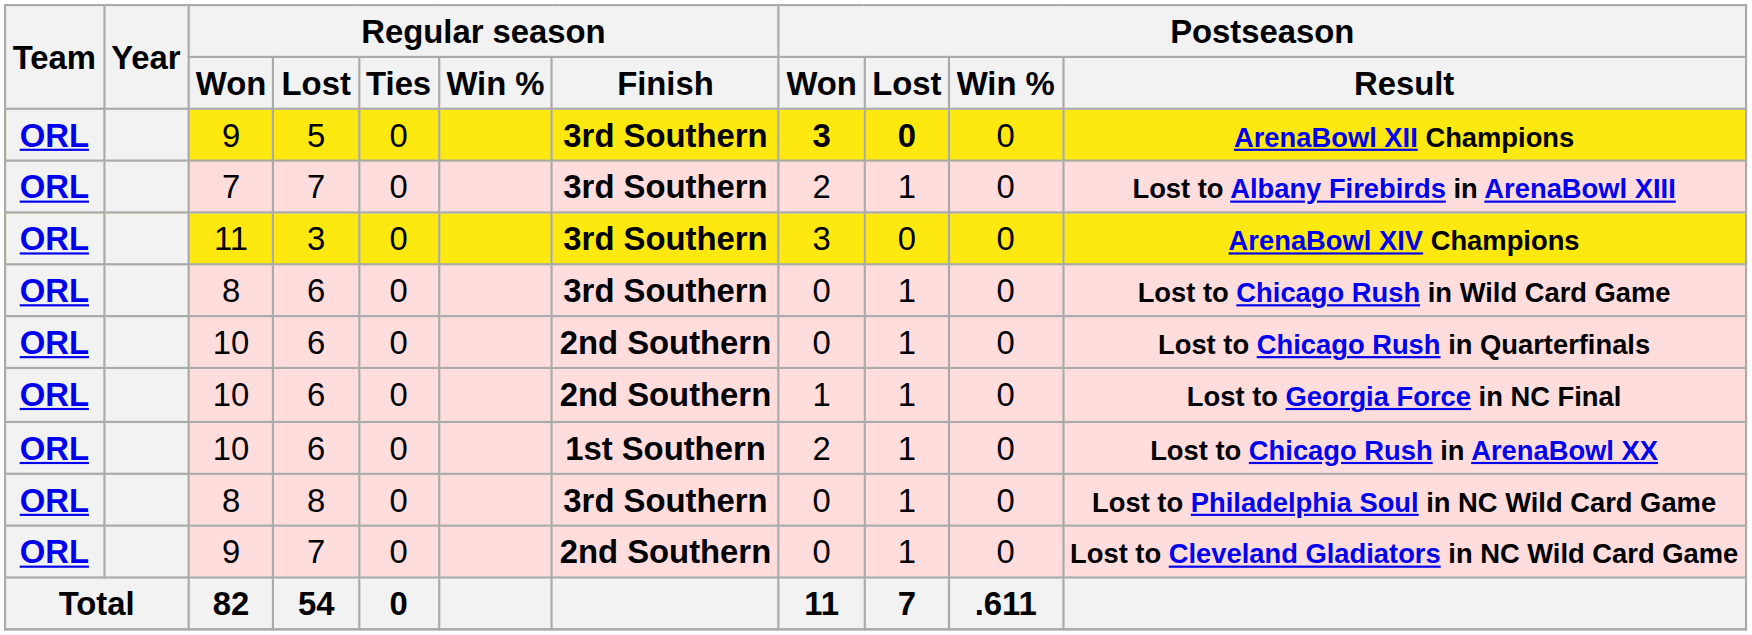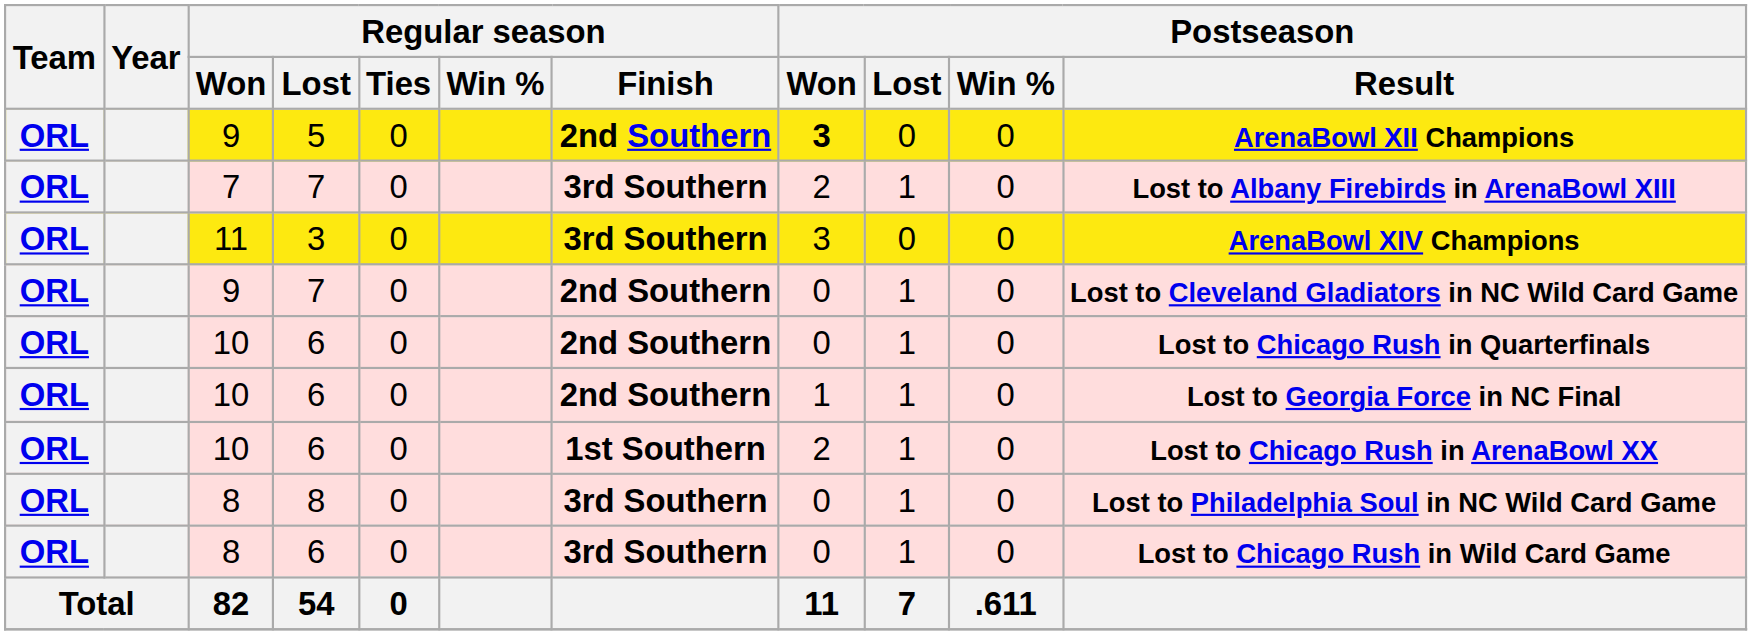(665, 135) 3rd Southern -> (665, 135) 2nd Southern
(907, 135) bold -> (907, 135) normal
rows swapped: (231, 291) <-> (231, 551)
